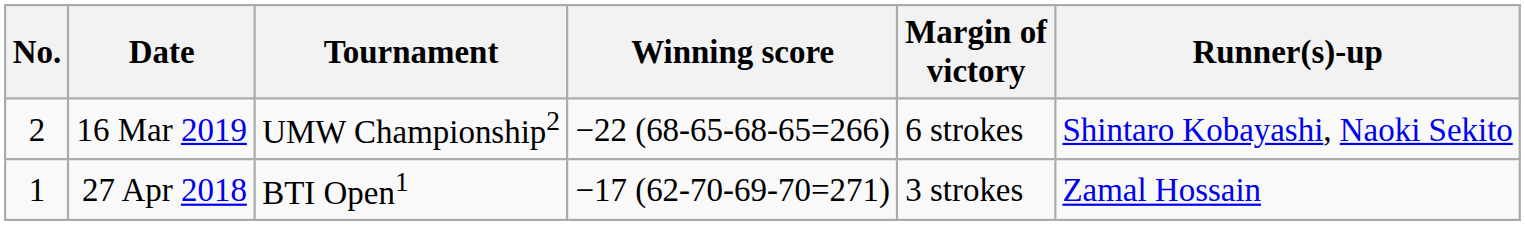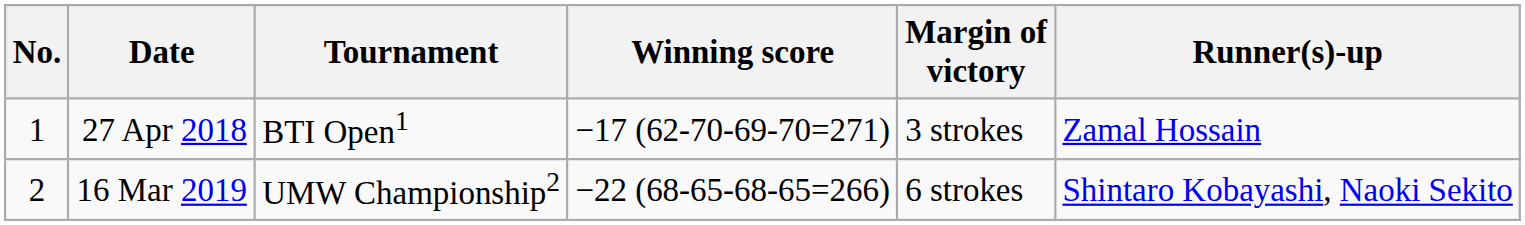rows swapped: (164, 189) <-> (162, 128)
